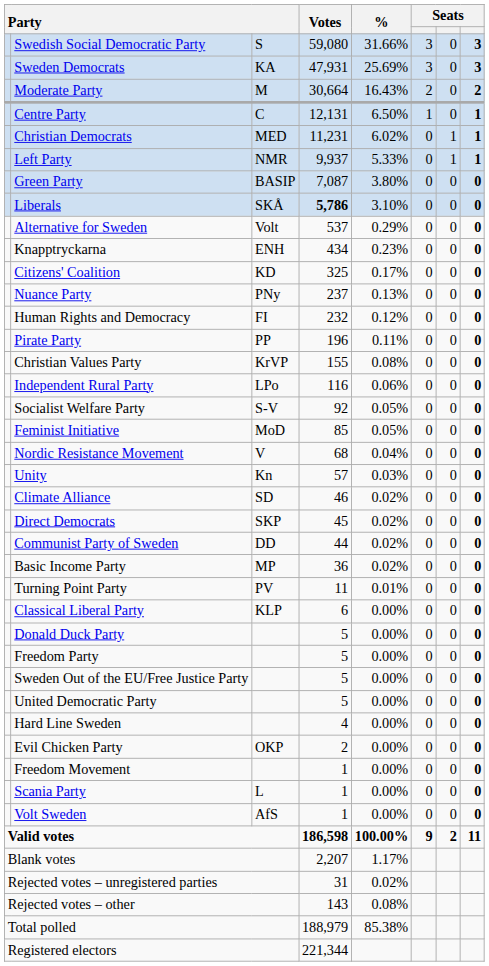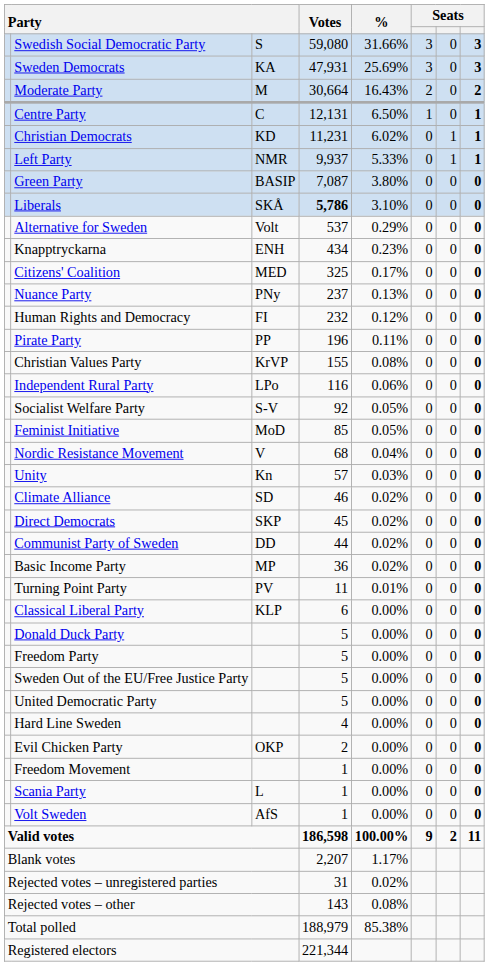(271, 137) MED -> (265, 137) KD
(265, 272) KD -> (271, 272) MED
